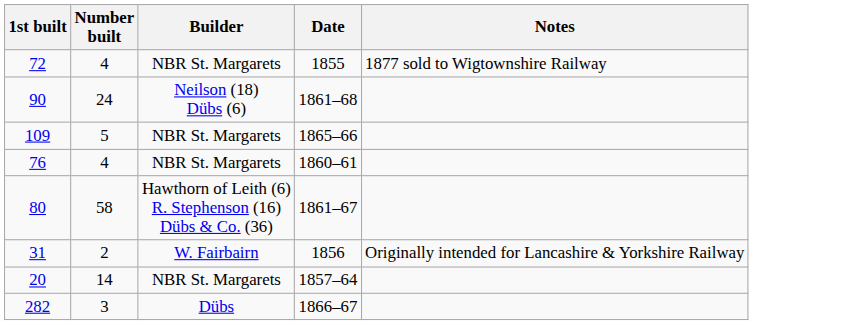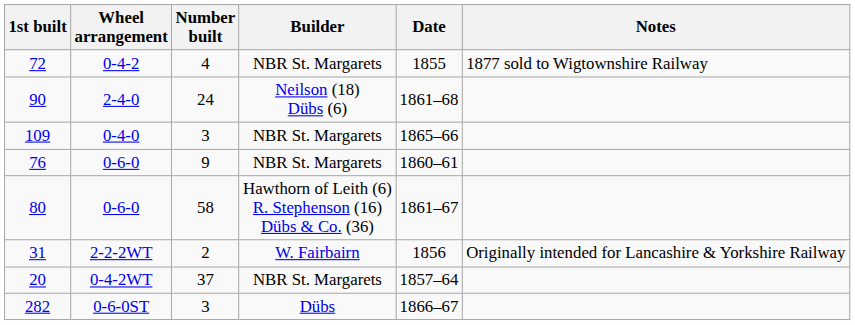+ column: (121, 27)
(104, 135) 5 -> (205, 135) 3
(104, 162) 4 -> (205, 162) 9
(104, 279) 14 -> (205, 279) 37
